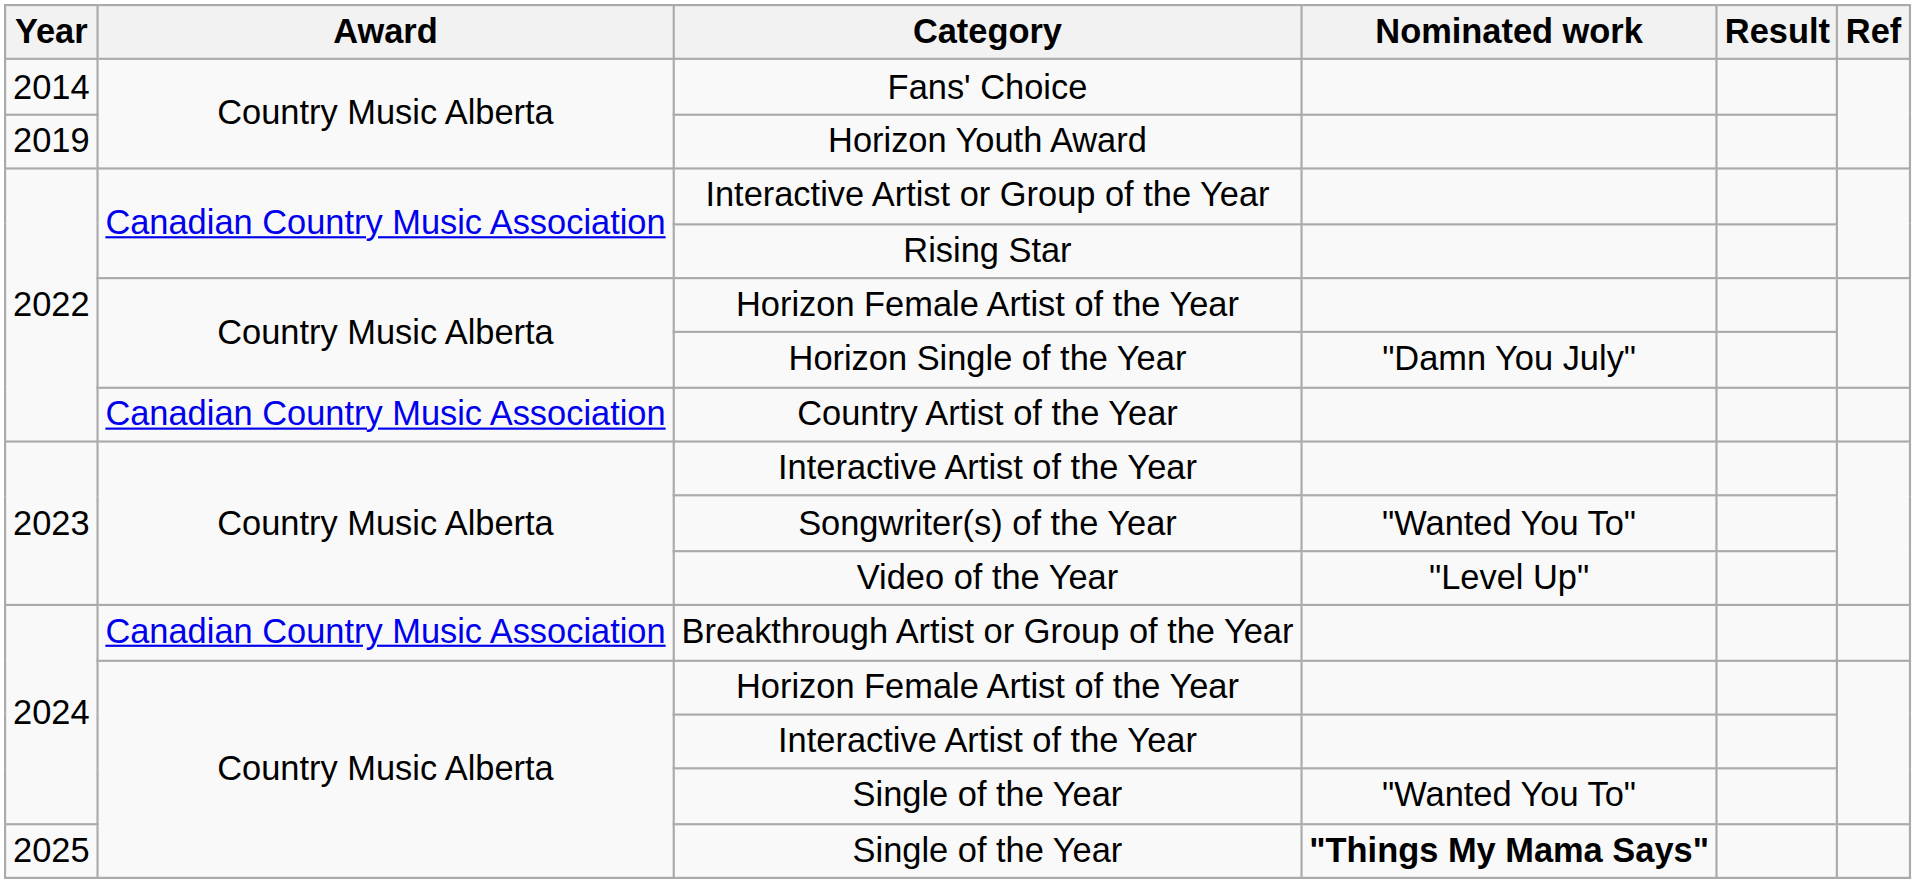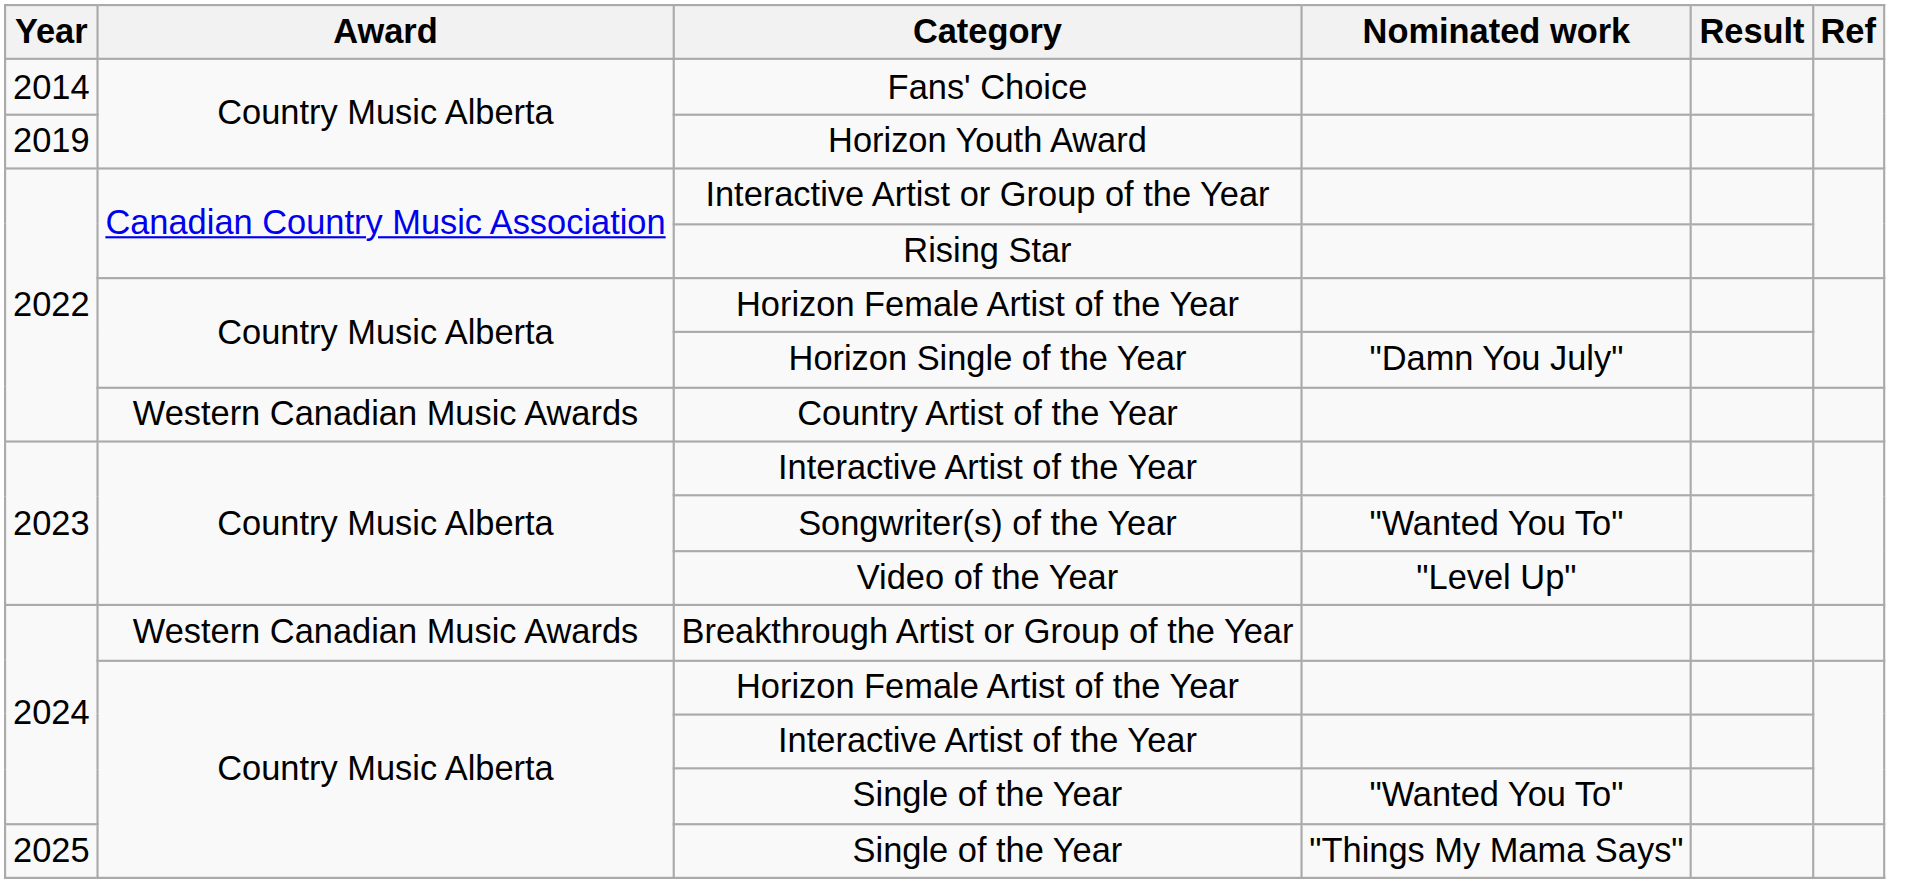(386, 413) Canadian Country Music Association -> (386, 413) Western Canadian Music Awards
(386, 631) Canadian Country Music Association -> (386, 631) Western Canadian Music Awards
(1509, 850) bold -> (1496, 850) normal
